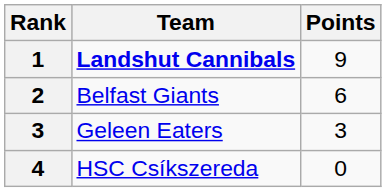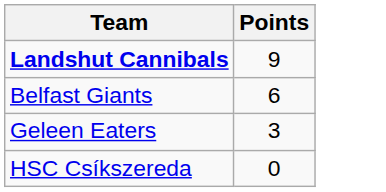- column: (38, 22)
